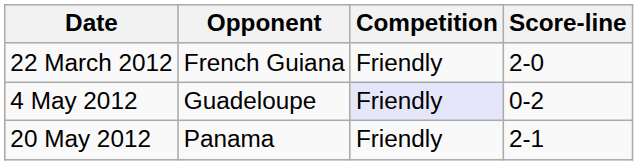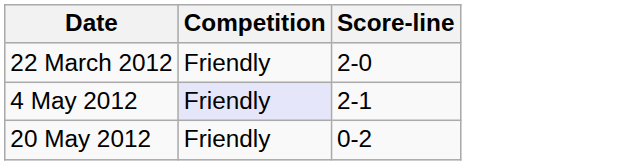- column: (264, 23)
(527, 100) 0-2 -> (354, 100) 2-1
(527, 139) 2-1 -> (354, 139) 0-2
